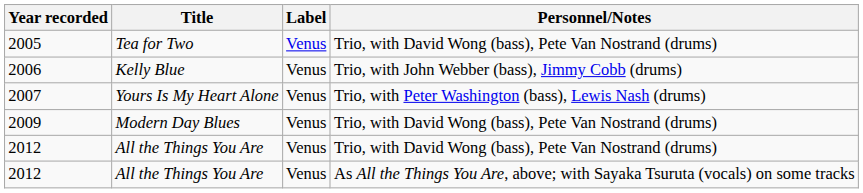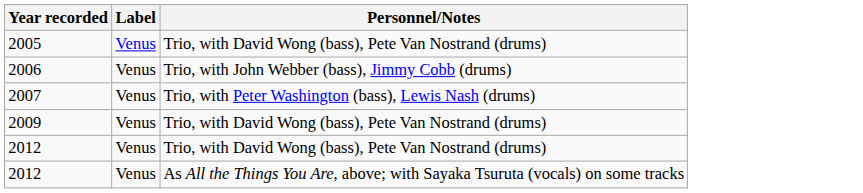- column: (197, 17)
